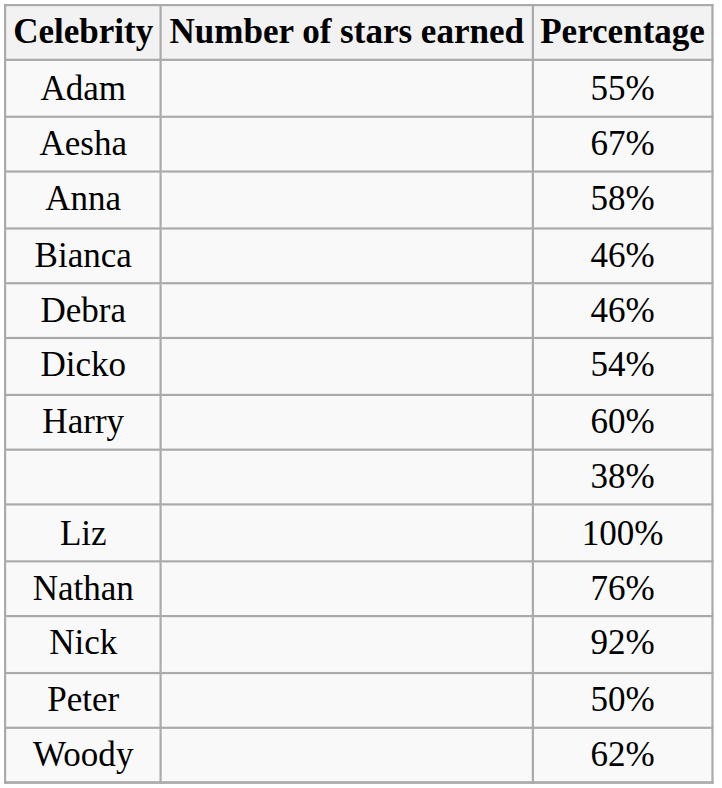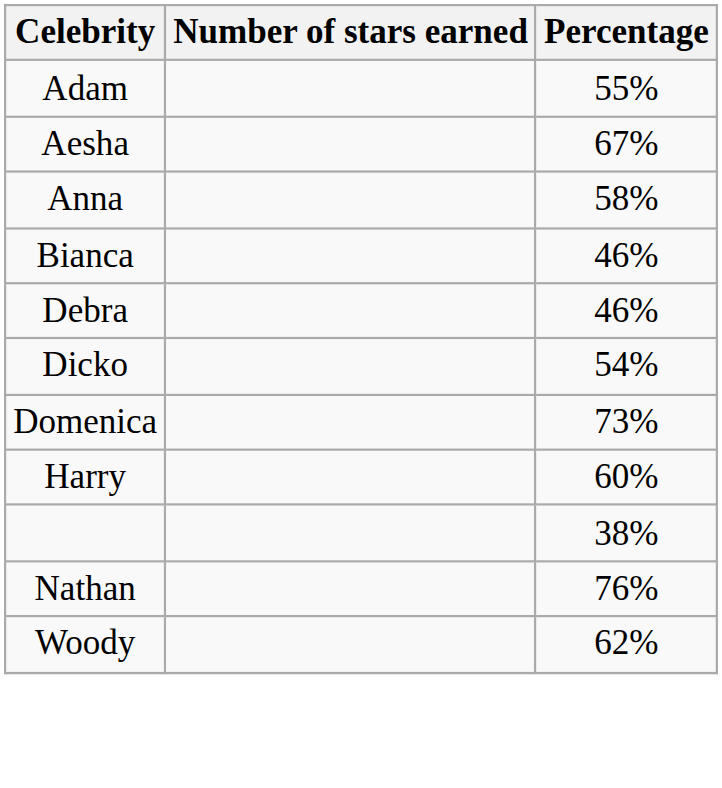+ row: (85, 421)
- row: (83, 532)
- row: (83, 643)
- row: (83, 699)
